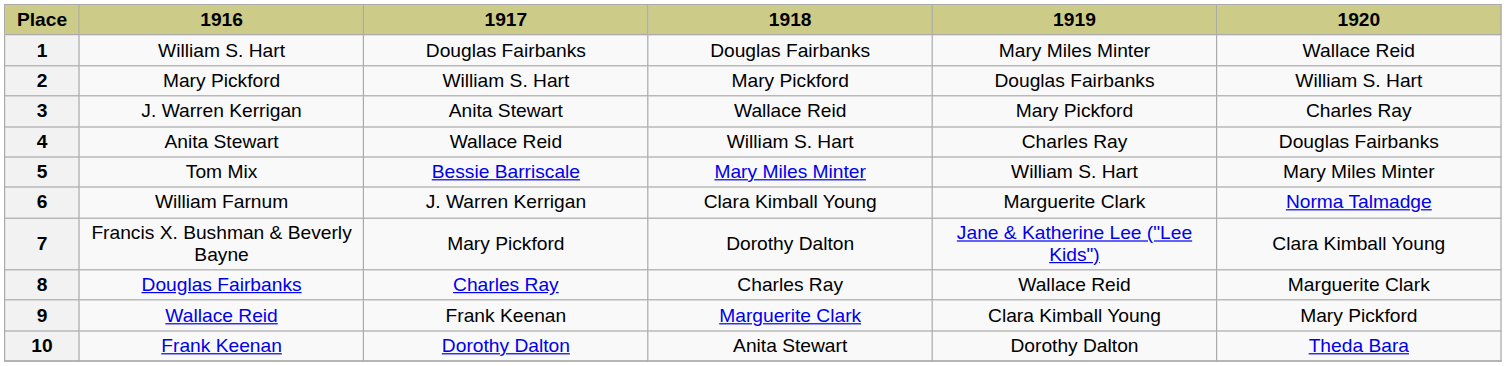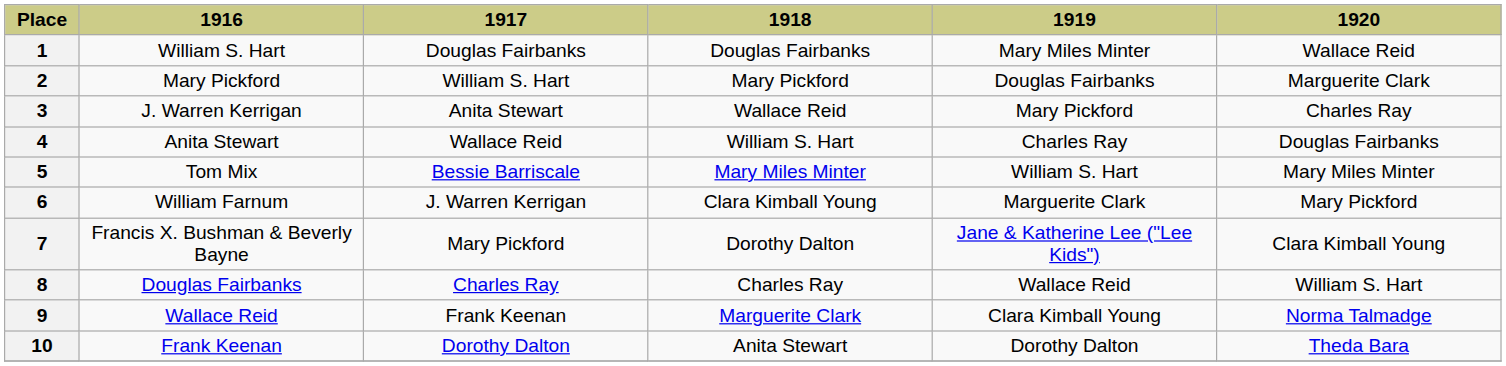(1359, 80) William S. Hart -> (1359, 80) Marguerite Clark
(1359, 202) Norma Talmadge -> (1359, 202) Mary Pickford
(1359, 284) Marguerite Clark -> (1359, 284) William S. Hart
(1359, 315) Mary Pickford -> (1359, 315) Norma Talmadge
